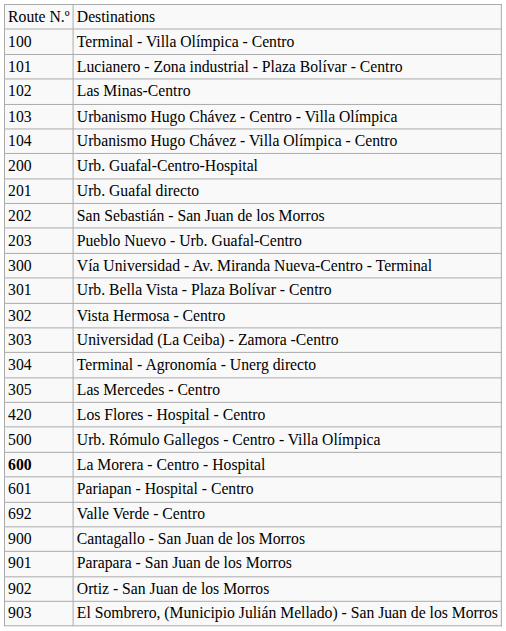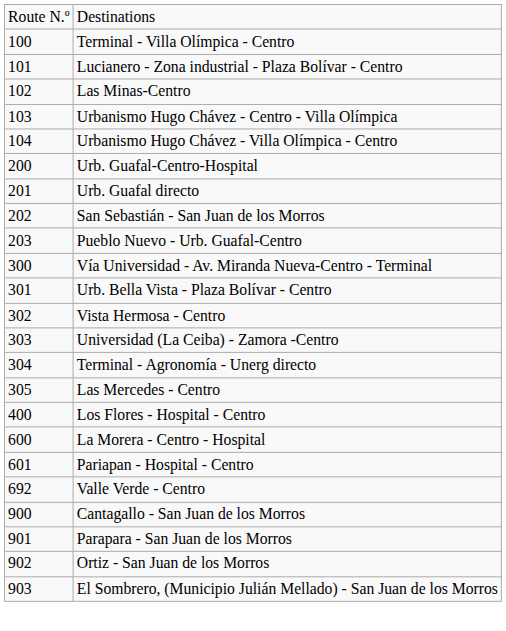(20, 414) 420 -> (20, 414) 400
- row: (229, 439)
(20, 464) bold -> (20, 439) normal
